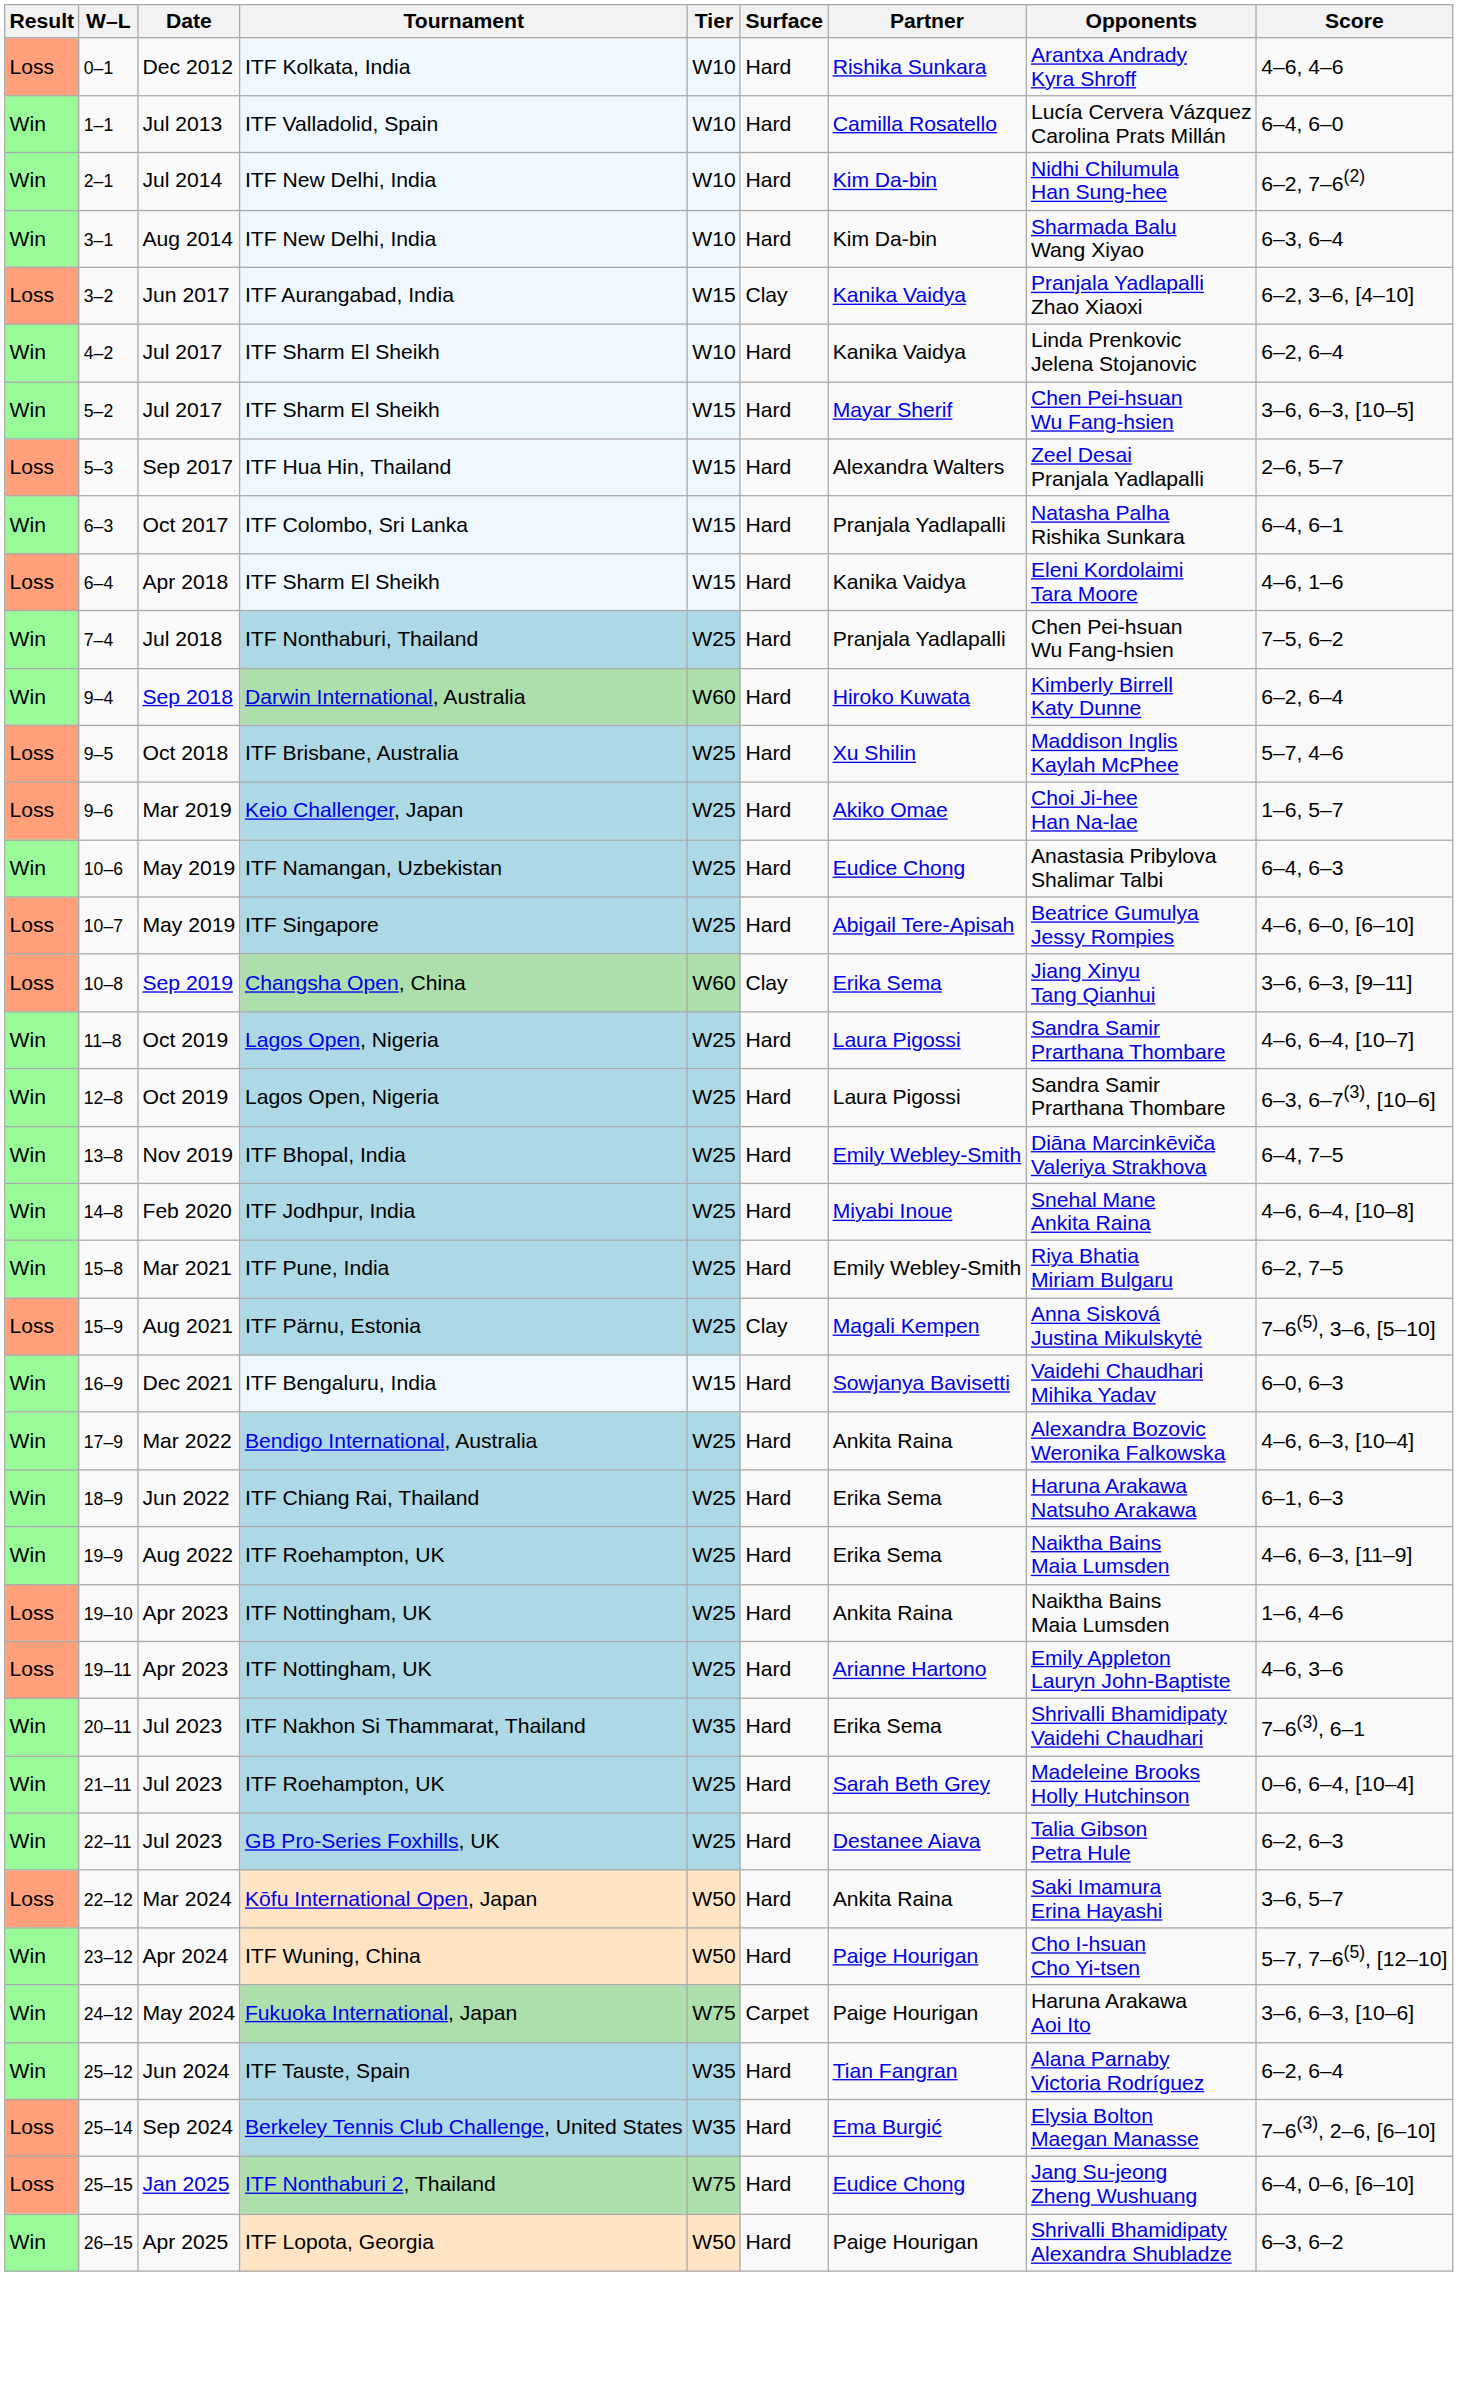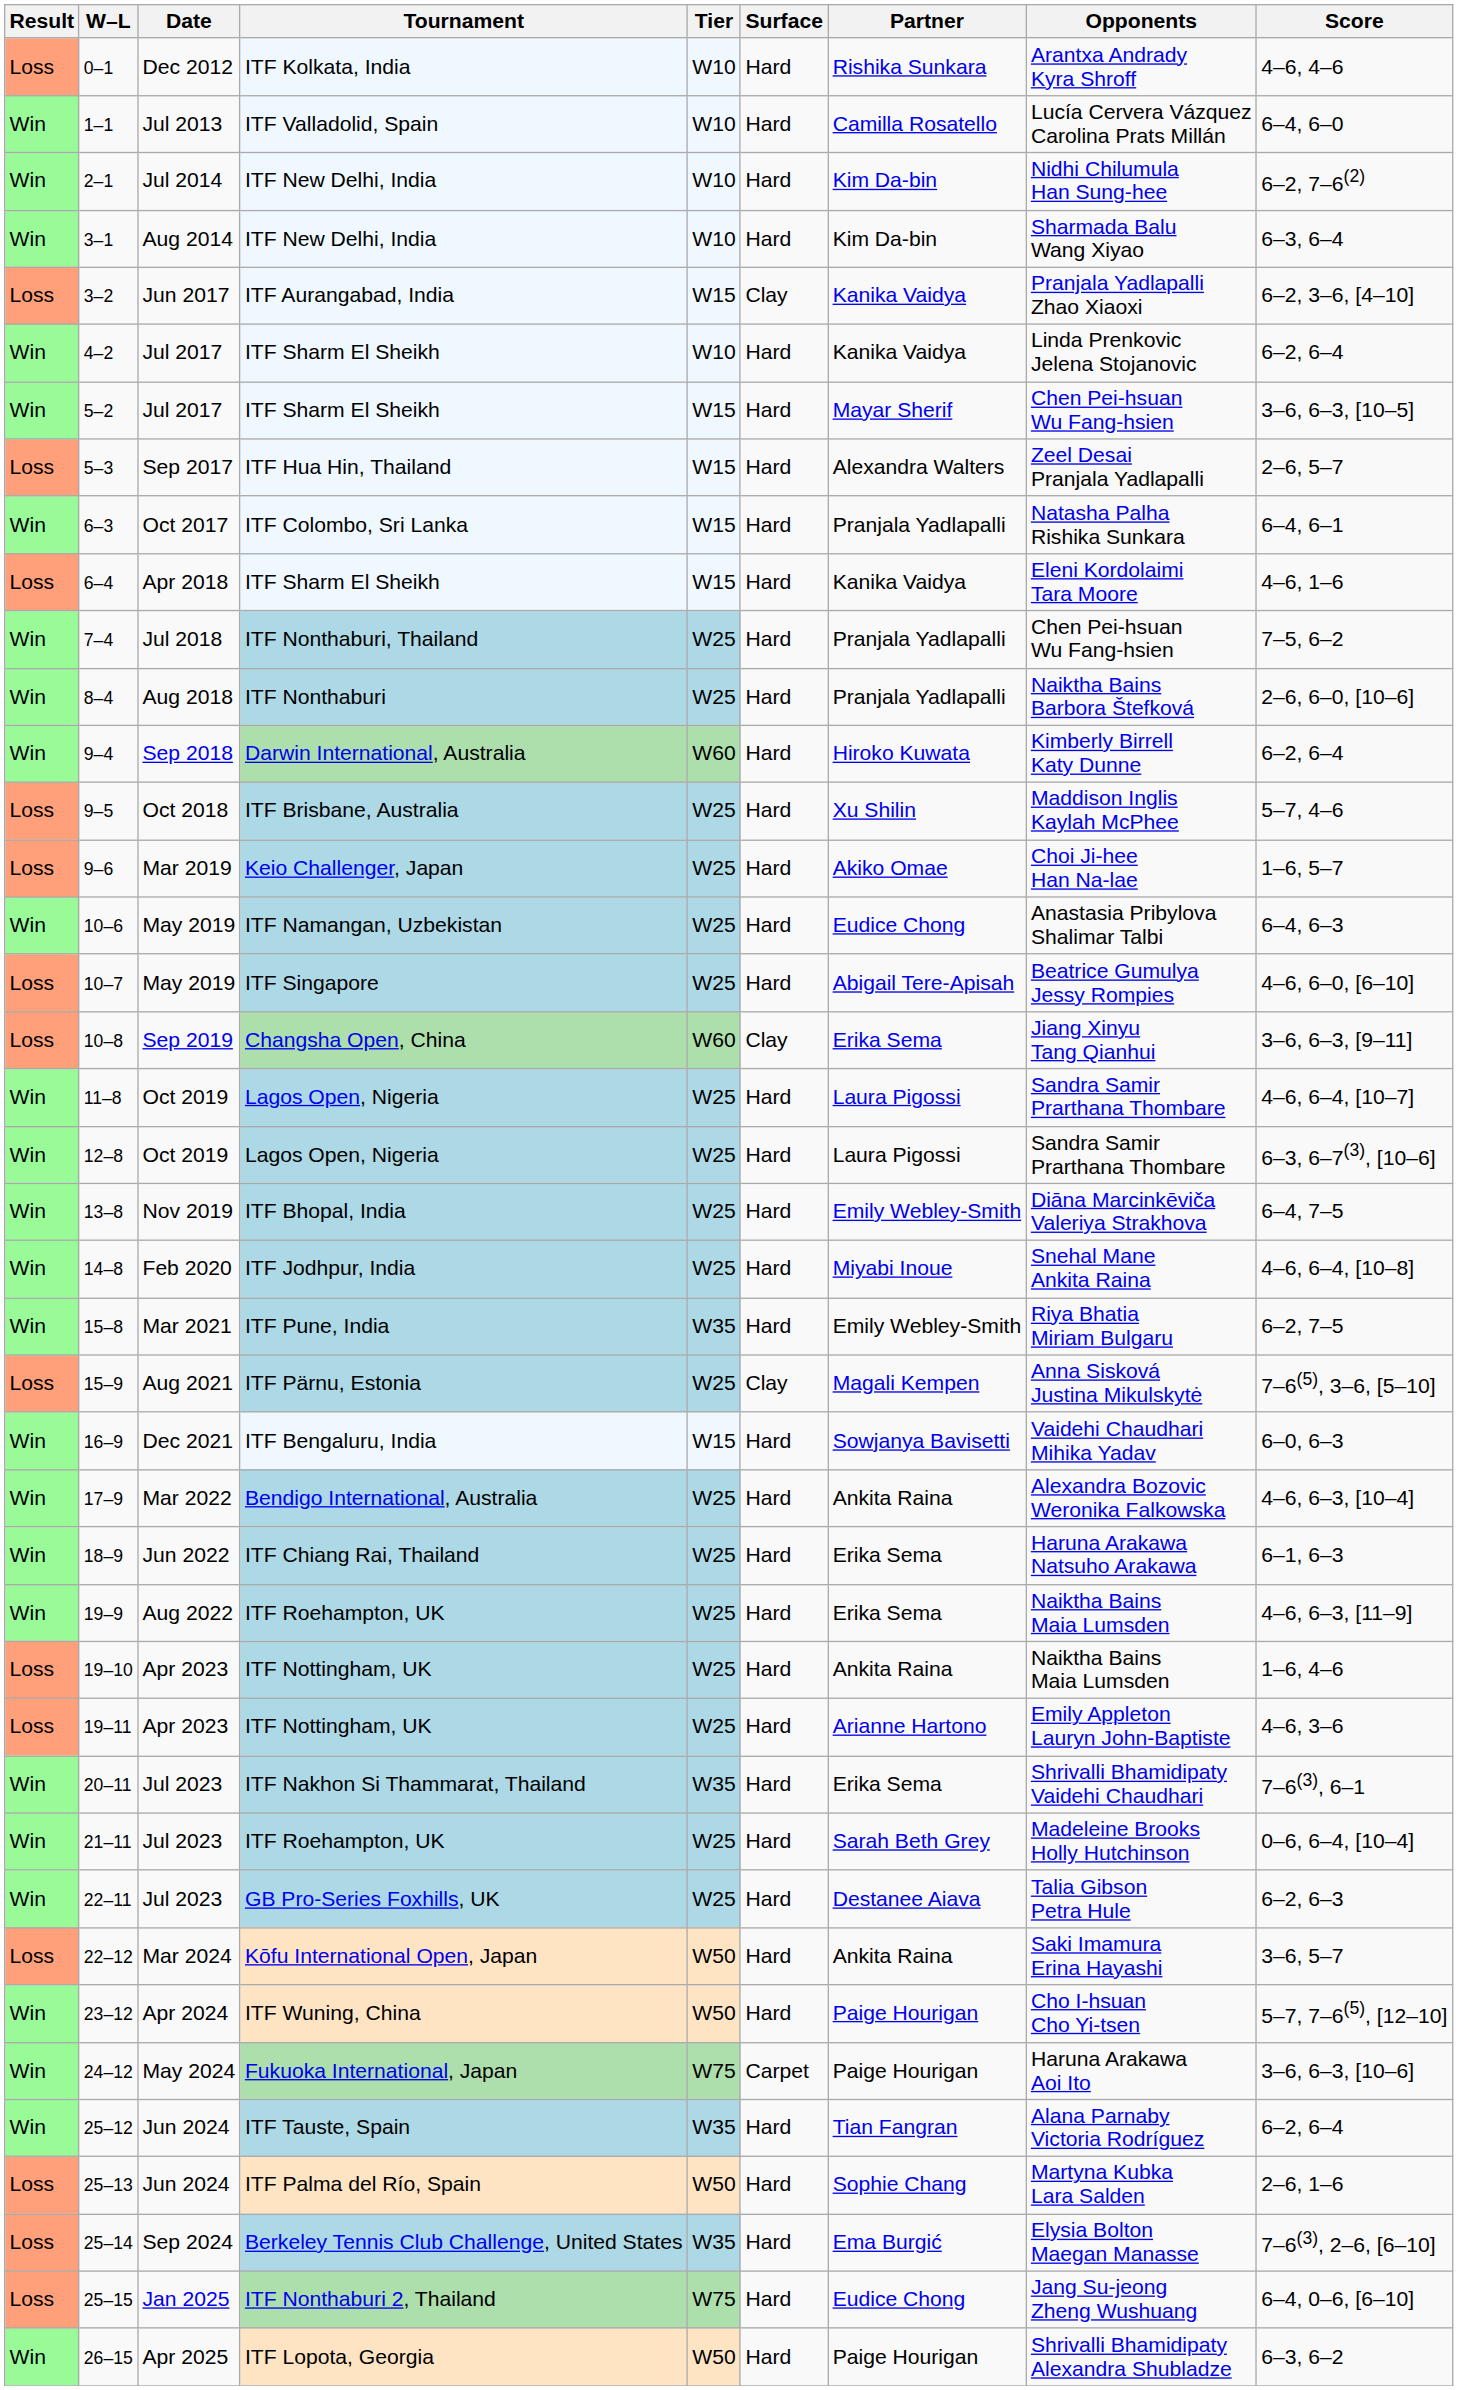+ row: (99, 697)
(714, 1268) W25 -> (714, 1326) W35
+ row: (108, 2186)
